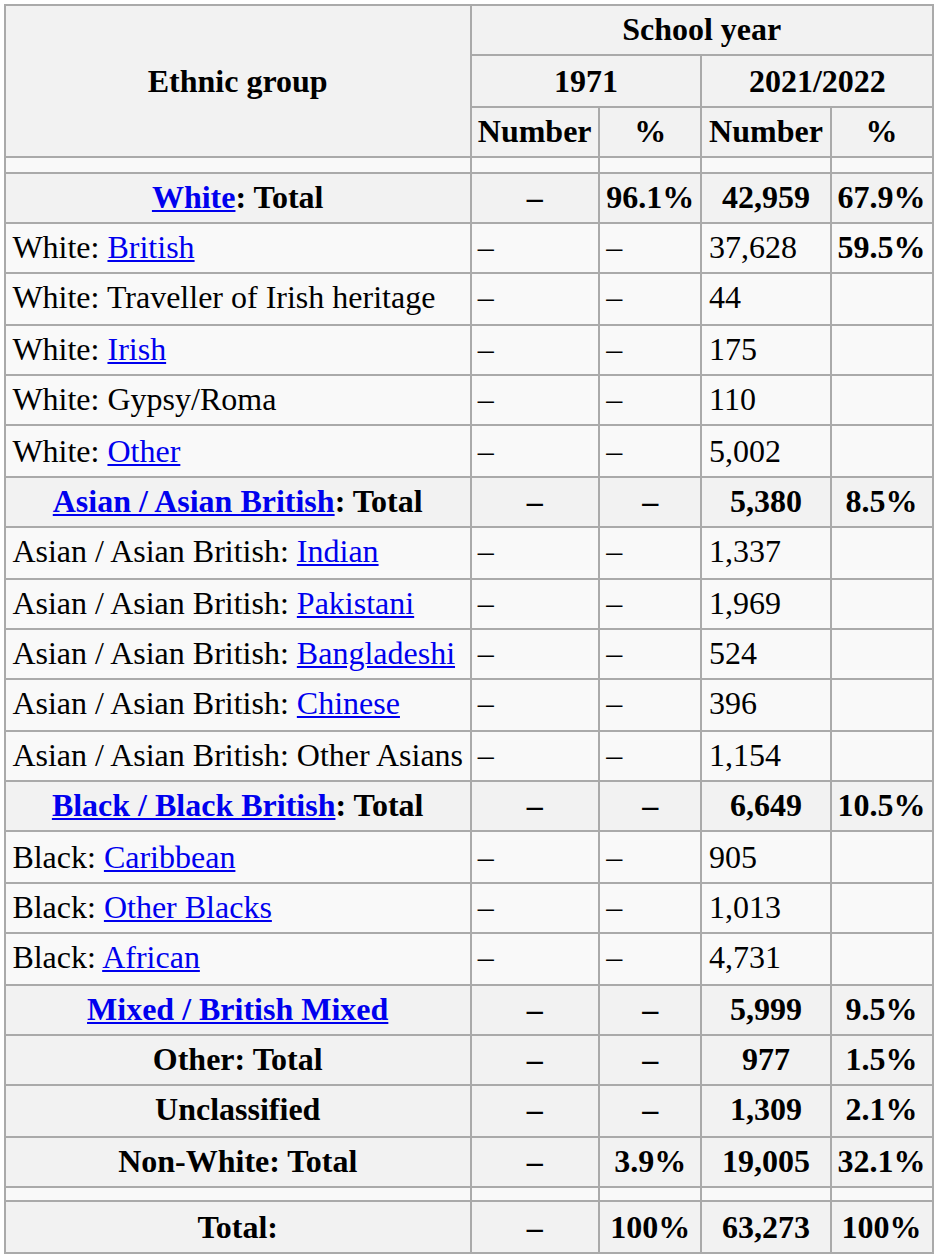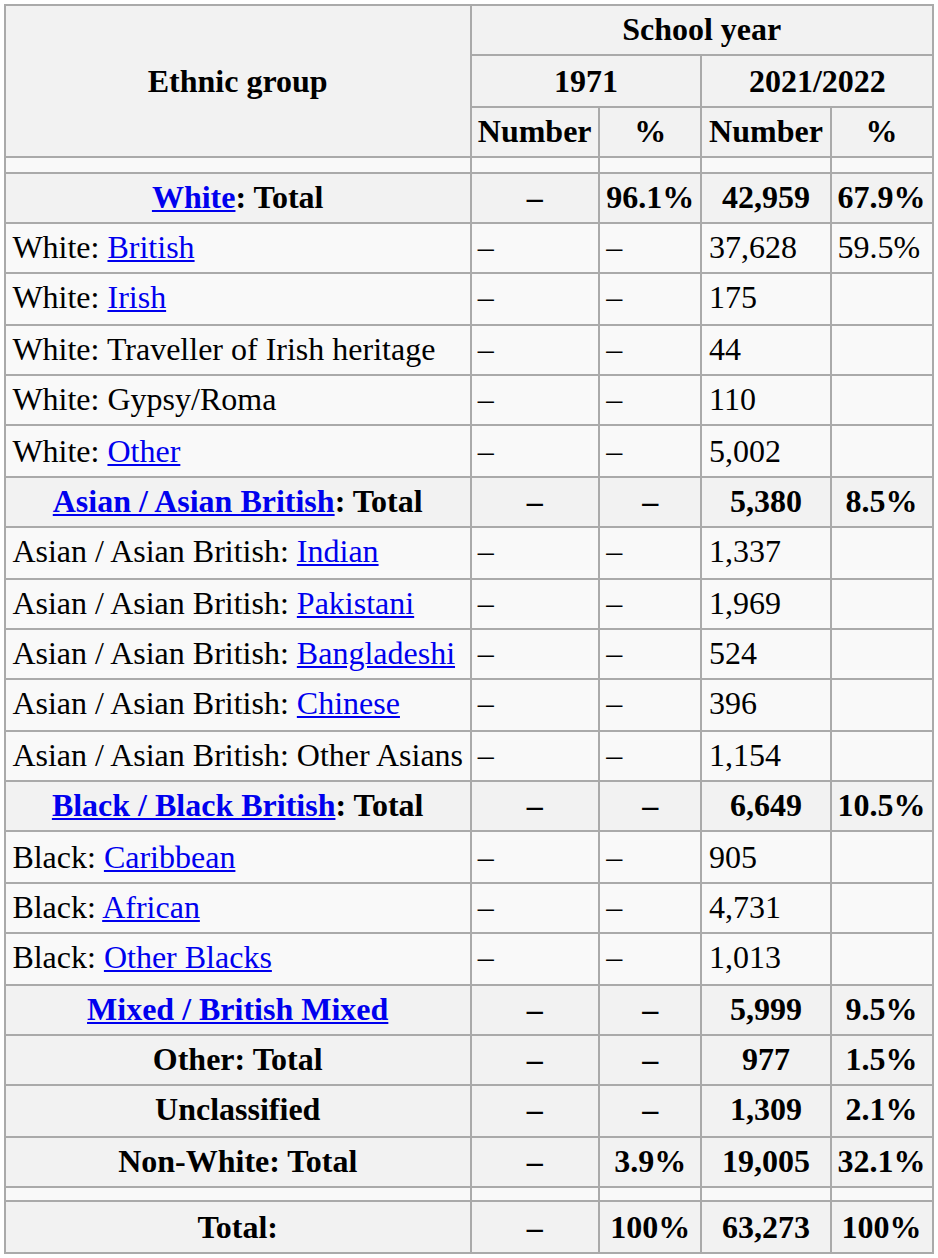(882, 247) bold -> (879, 247) normal
rows swapped: (89, 349) <-> (224, 298)
rows swapped: (106, 958) <-> (142, 907)
